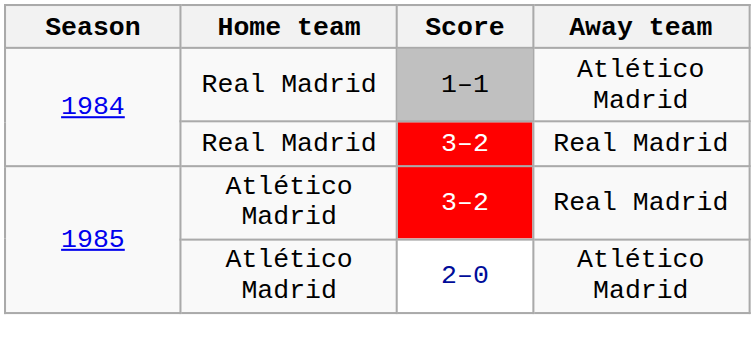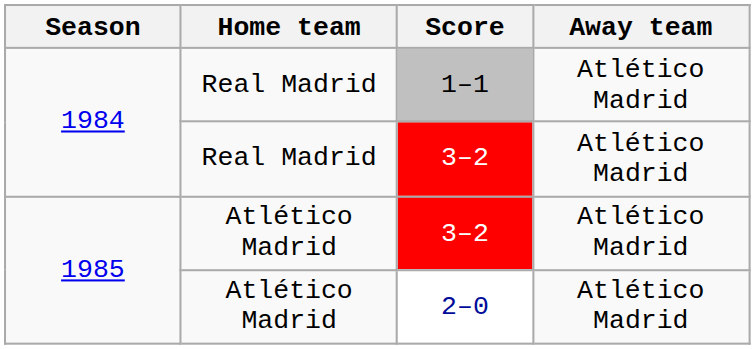(641, 144) Real Madrid -> (641, 159) Atlético Madrid
(641, 202) Real Madrid -> (641, 233) Atlético Madrid
